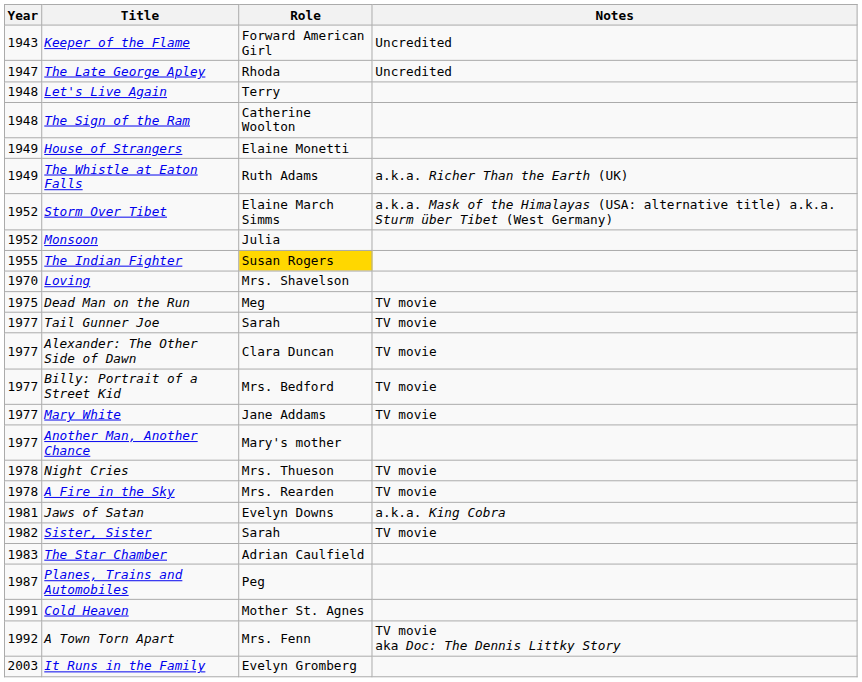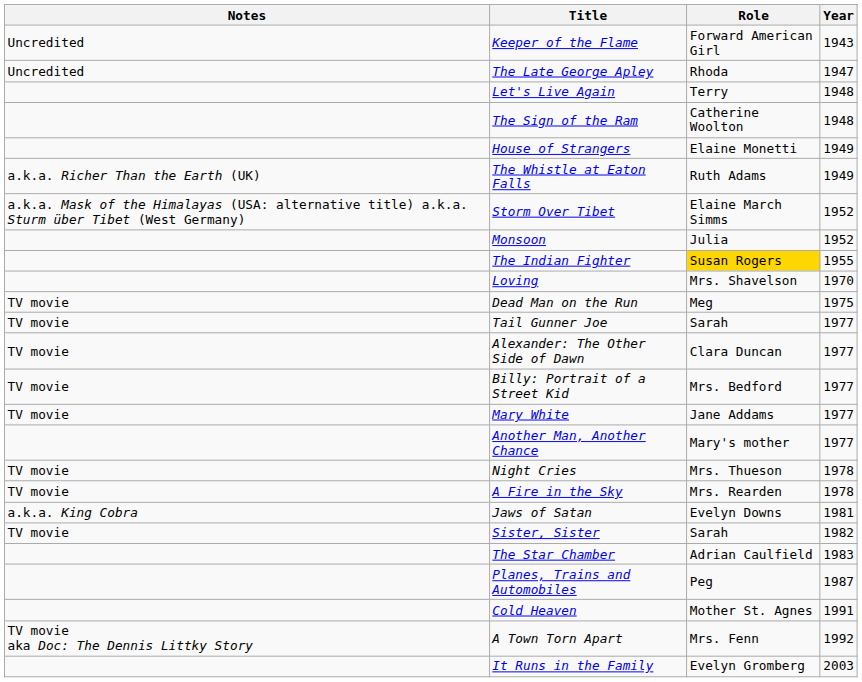columns swapped: (23, 15) <-> (615, 15)
